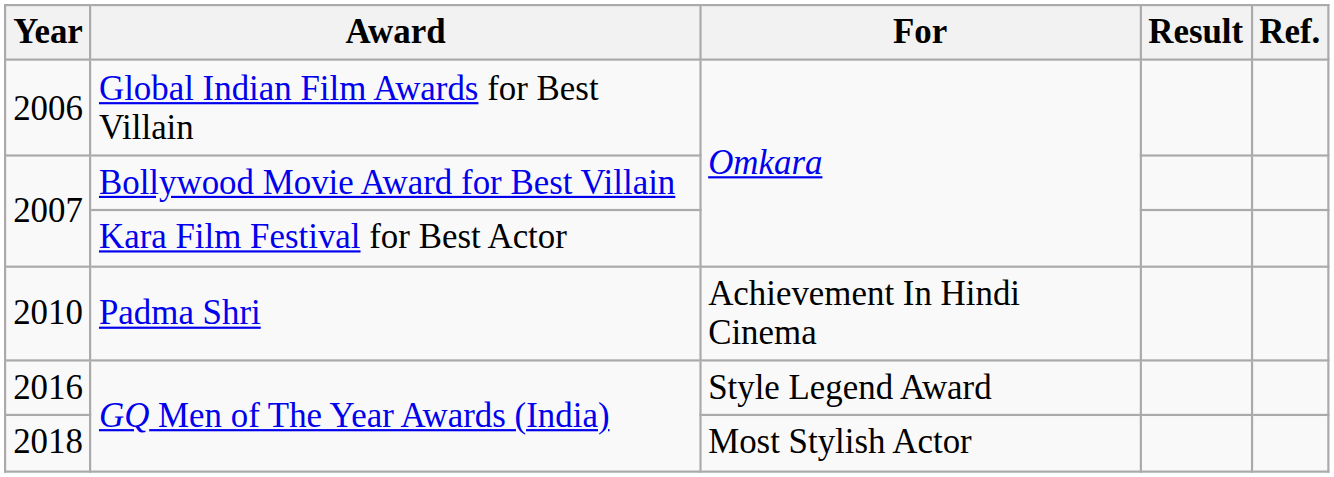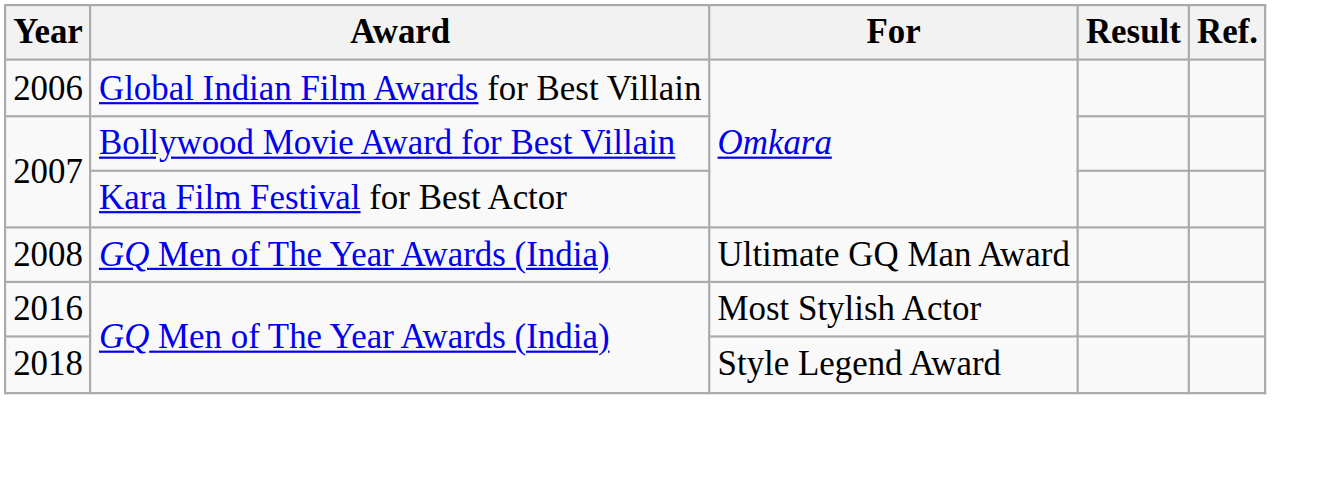+ row: (48, 253)
- row: (48, 312)
(850, 387) Style Legend Award -> (849, 308) Most Stylish Actor
(840, 442) Most Stylish Actor -> (859, 364) Style Legend Award
